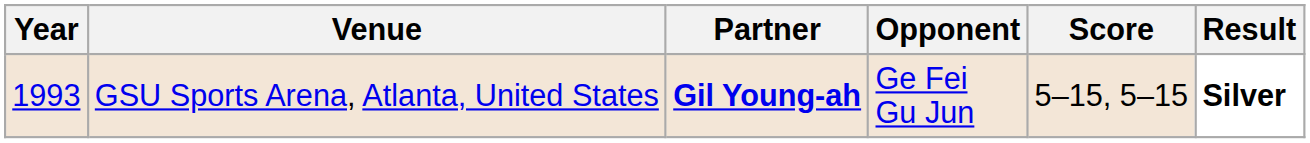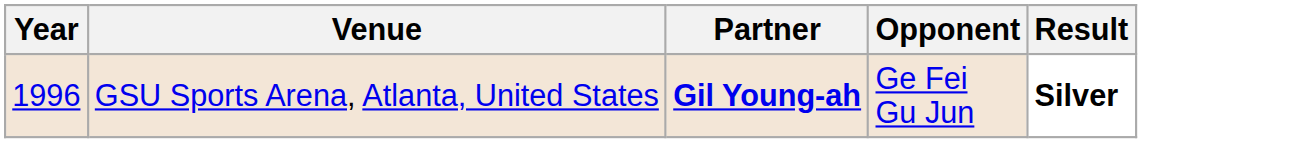- column: (1111, 30)
(46, 95) 1993 -> (46, 95) 1996
